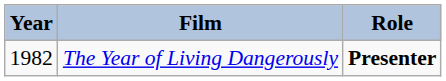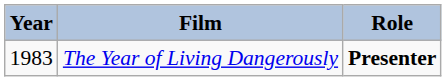(31, 58) 1982 -> (31, 58) 1983
